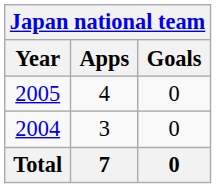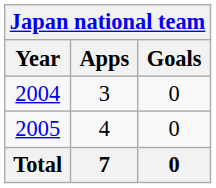rows swapped: (38, 128) <-> (38, 93)
